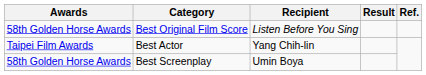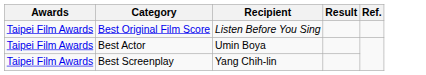(69, 29) 58th Golden Horse Awards -> (50, 29) Taipei Film Awards
(283, 45) Yang Chih-lin -> (240, 45) Umin Boya
(69, 62) 58th Golden Horse Awards -> (50, 62) Taipei Film Awards
(278, 62) Umin Boya -> (246, 62) Yang Chih-lin
